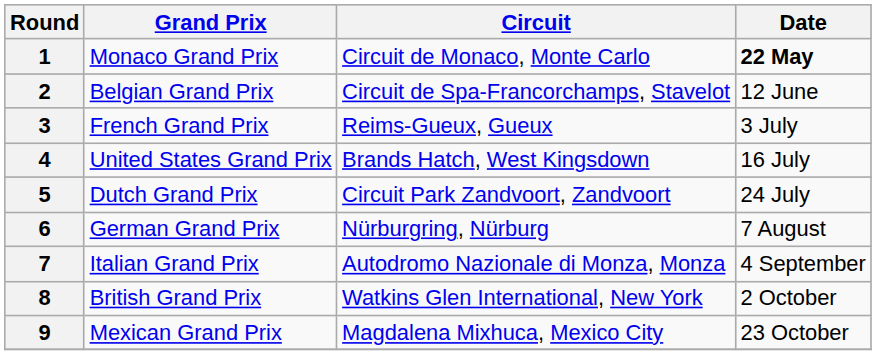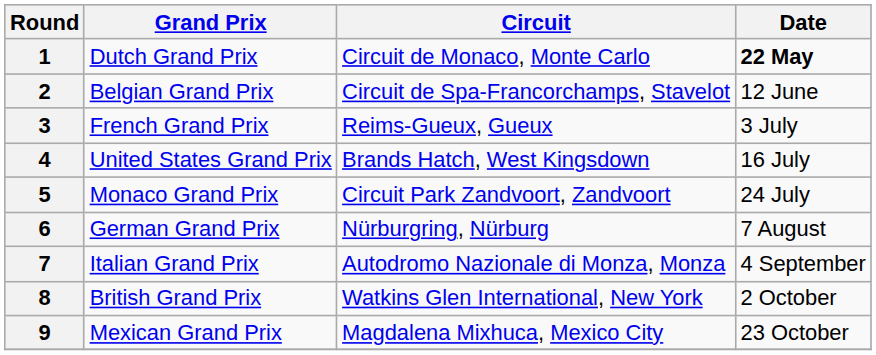(184, 56) Monaco Grand Prix -> (174, 56) Dutch Grand Prix
(174, 194) Dutch Grand Prix -> (184, 194) Monaco Grand Prix
